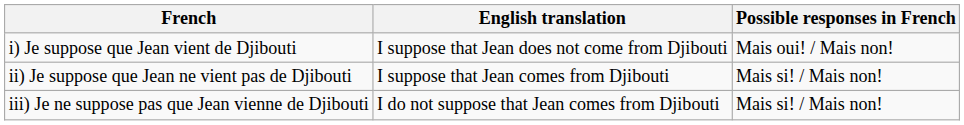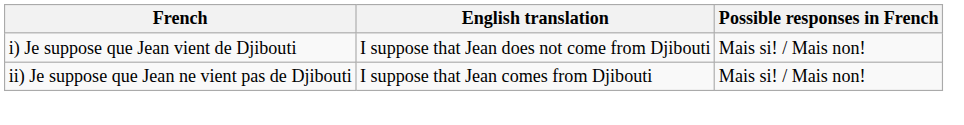(815, 47) Mais oui! / Mais non! -> (792, 47) Mais si! / Mais non!
- row: (189, 104)
